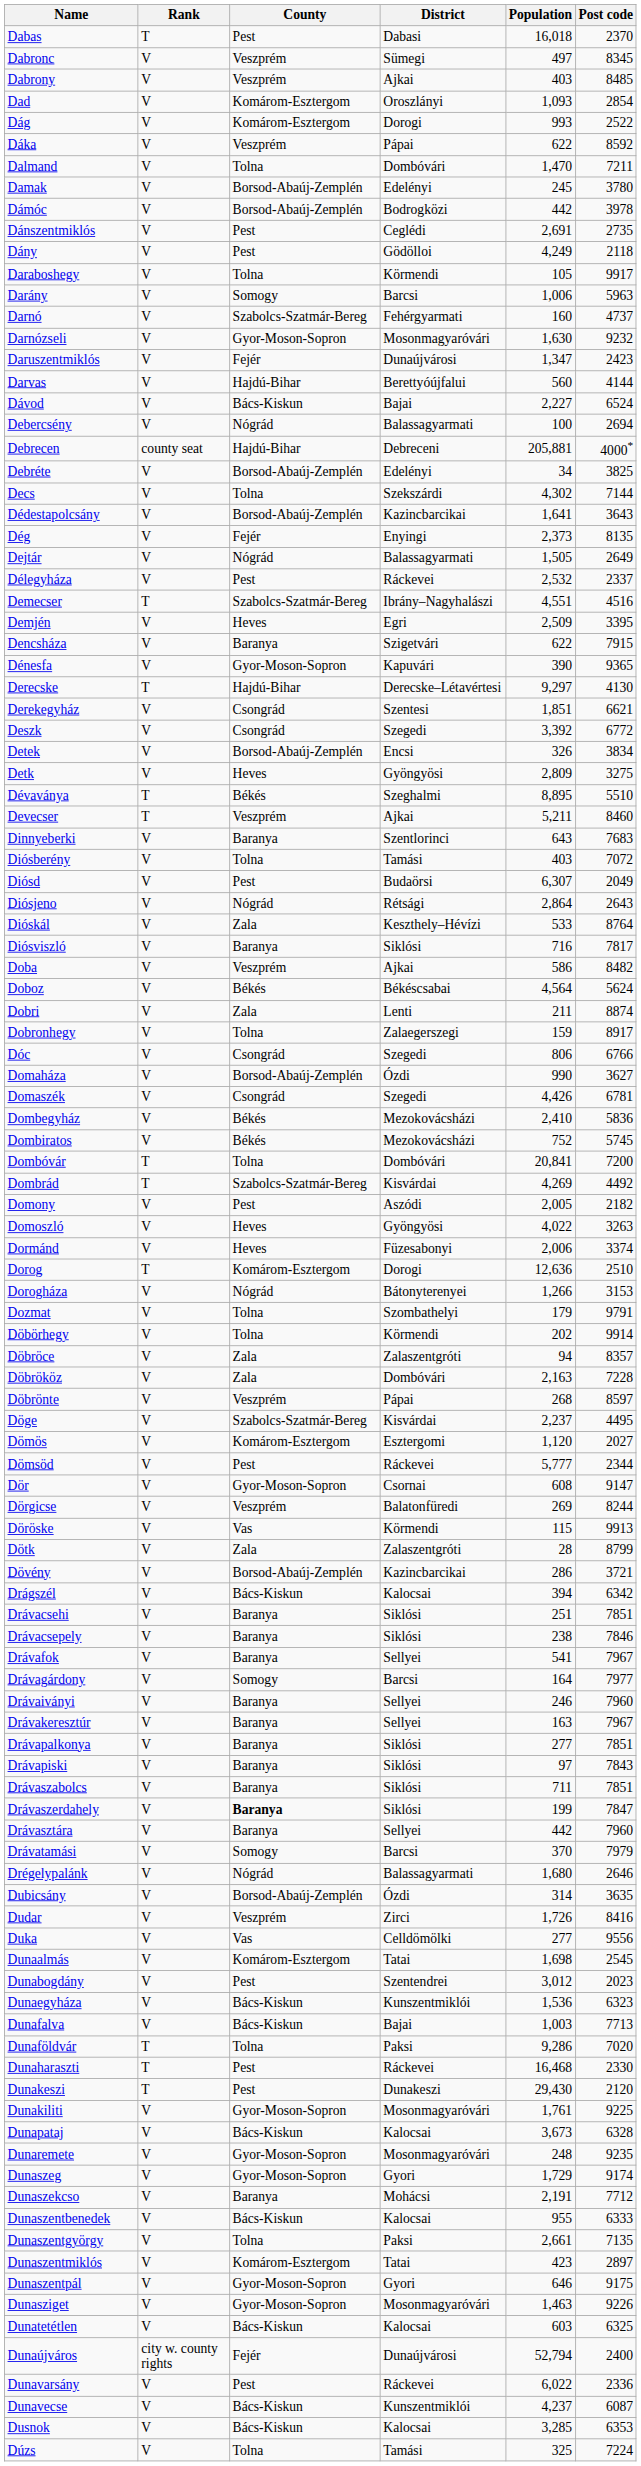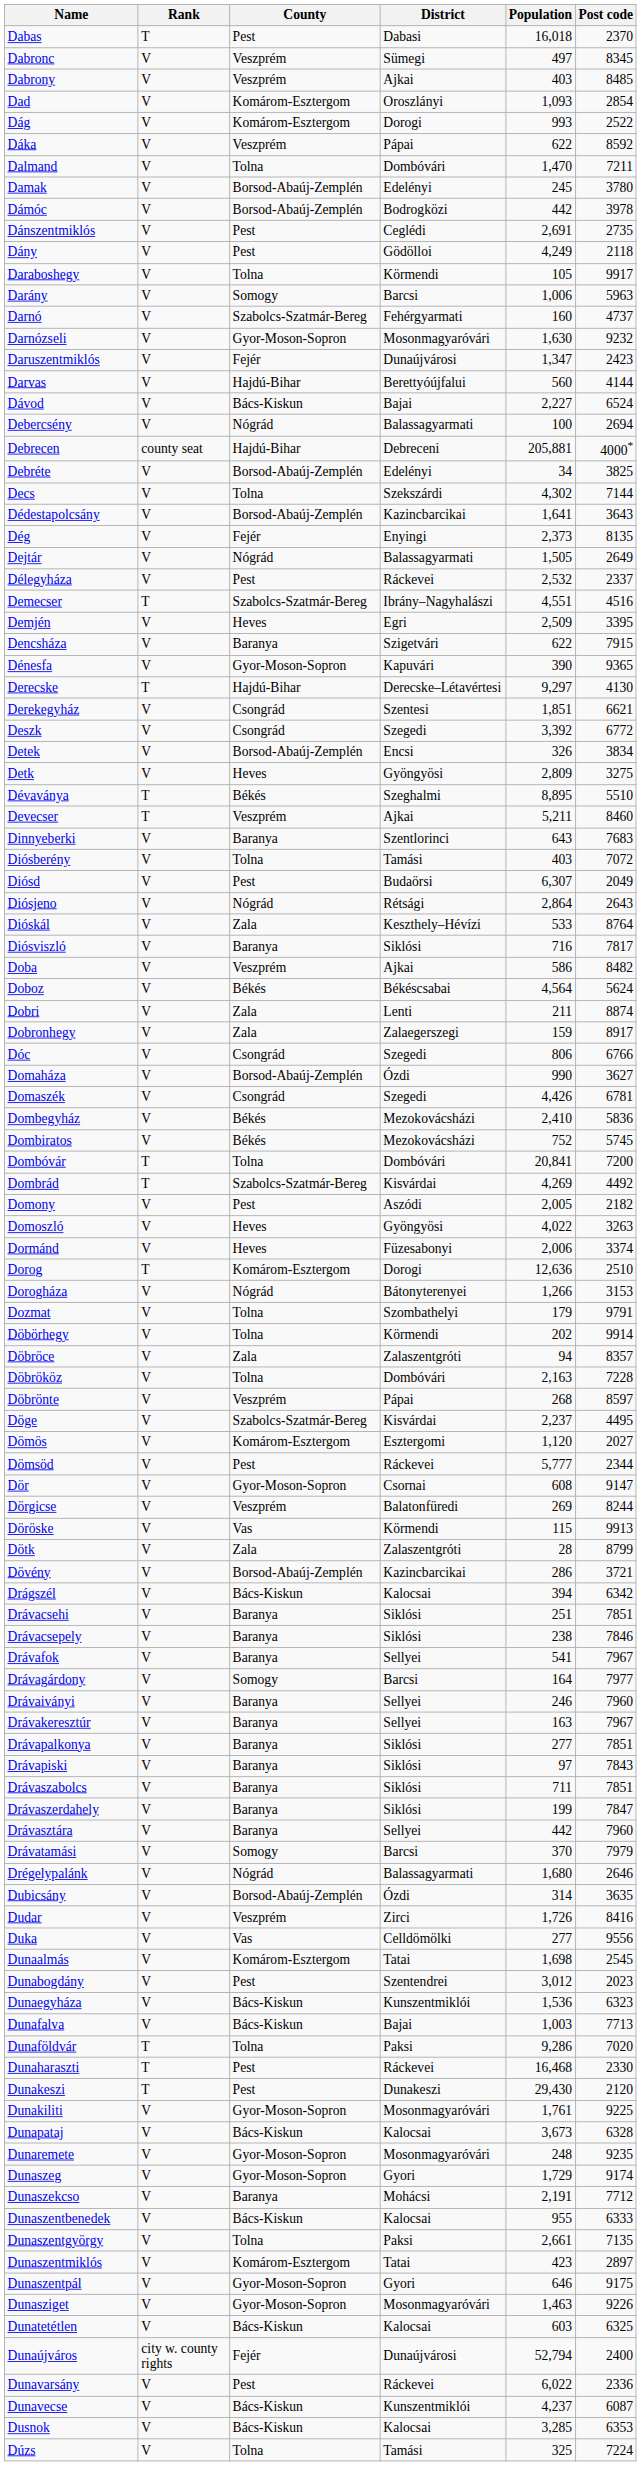(248, 1032) Tolna -> (245, 1032) Zala
(245, 1377) Zala -> (248, 1377) Tolna
(258, 1809) bold -> (255, 1809) normal
